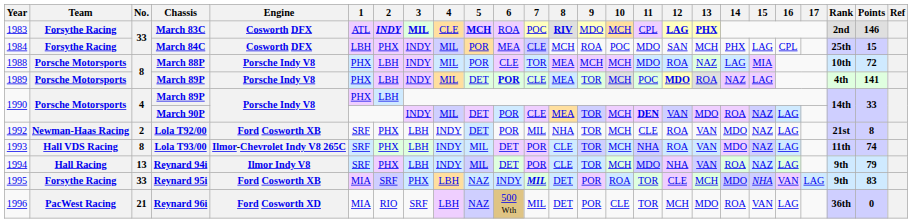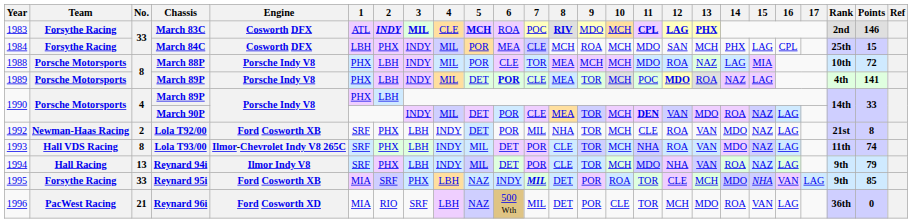(648, 29) normal -> (648, 29) bold
(620, 46) POC -> (620, 46) MCH
(872, 180) 83 -> (872, 180) 85
